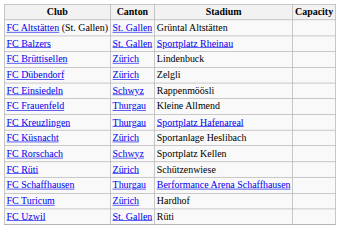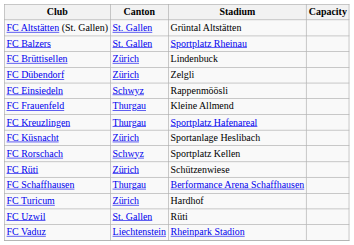+ row: (26, 232)
